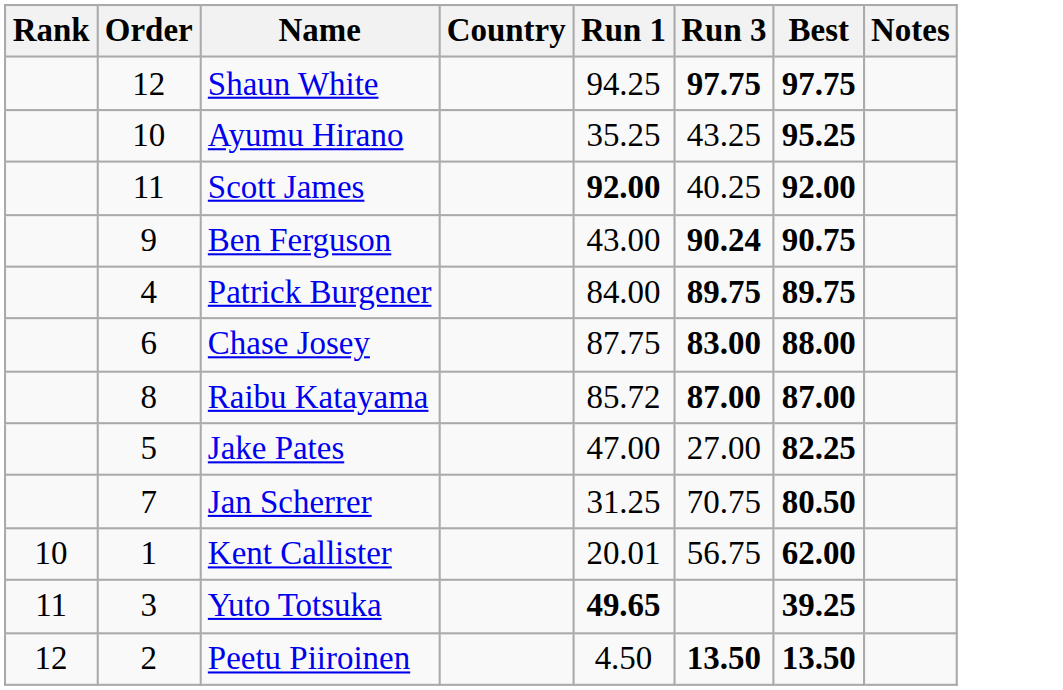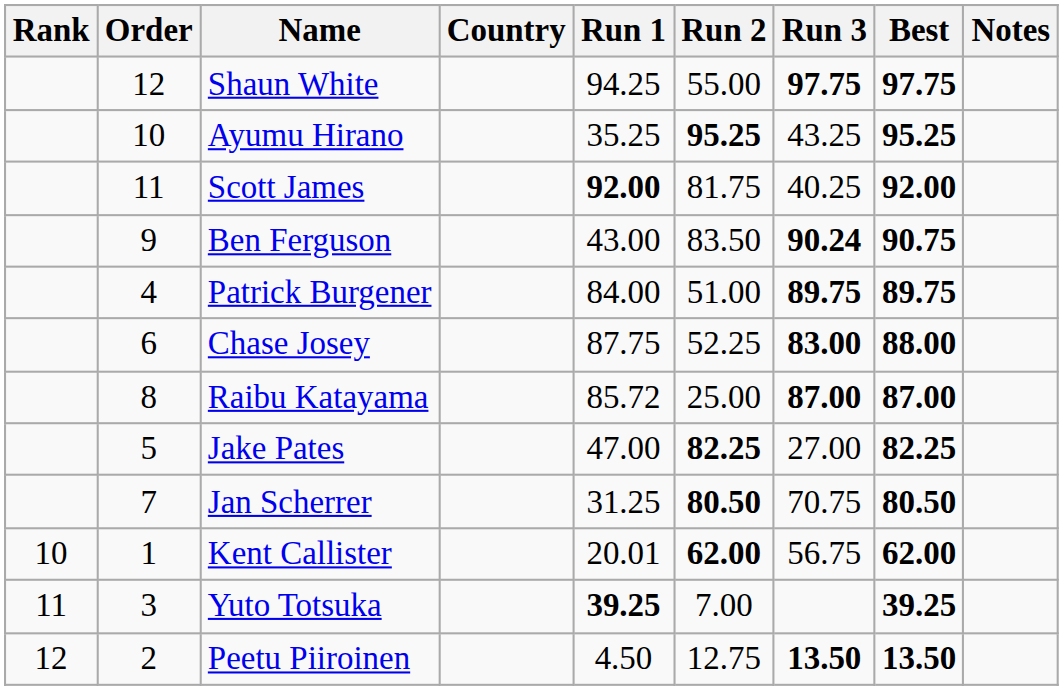+ column: (724, 30)
(623, 605) 49.65 -> (623, 605) 39.25
